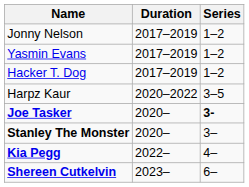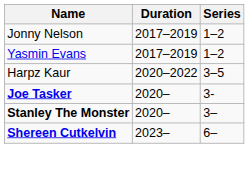- row: (47, 73)
(209, 113) bold -> (209, 93) normal
- row: (34, 152)
